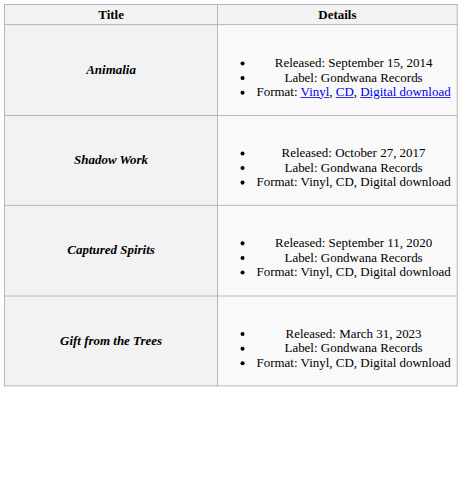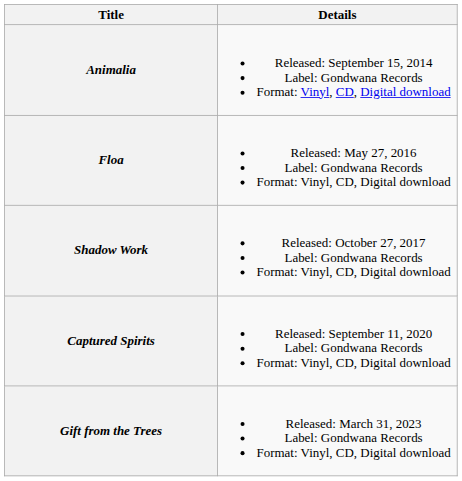+ row: (111, 160)
